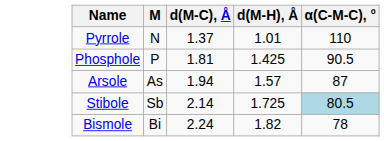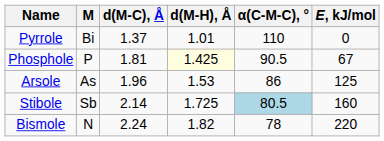+ column: (346, 16)
(155, 37) N -> (88, 37) Bi
(268, 59) no background -> (201, 59) lightyellow background
(200, 81) 1.94 -> (133, 81) 1.96
(268, 81) 1.57 -> (201, 81) 1.53
(340, 81) 87 -> (273, 81) 86
(155, 125) Bi -> (88, 125) N
